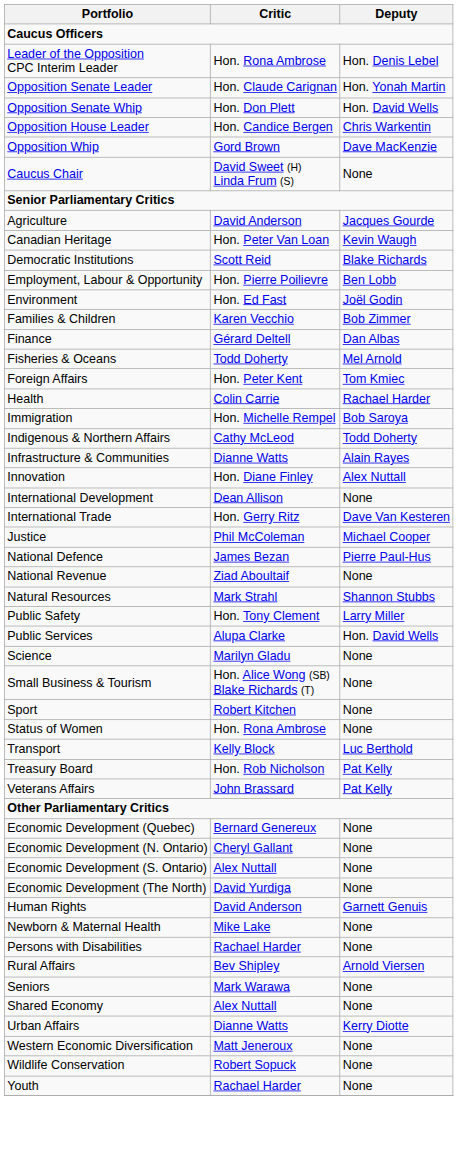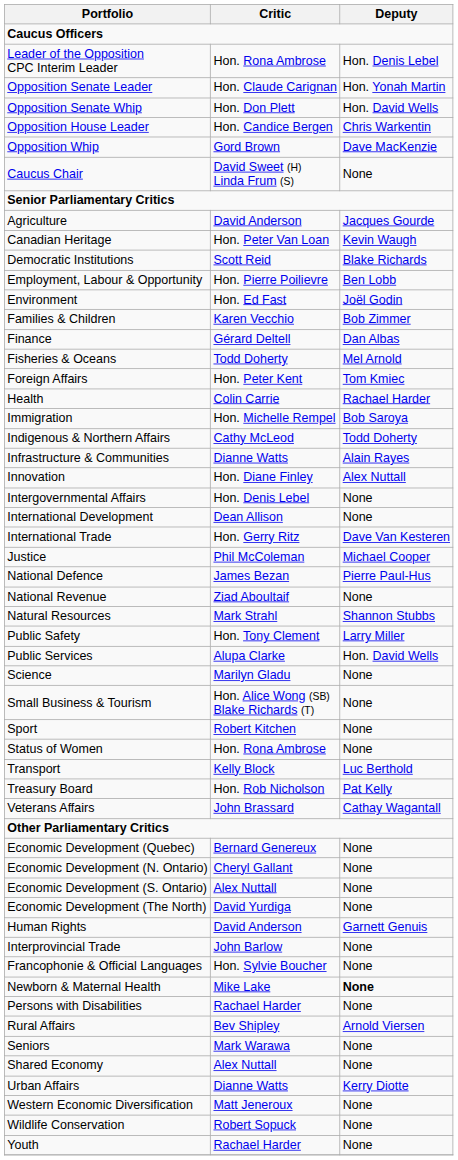+ row: (77, 497)
(367, 788) Pat Kelly -> (392, 808) Cathay Wagantall
+ row: (64, 947)
+ row: (105, 966)
(358, 927) normal -> (358, 986) bold
